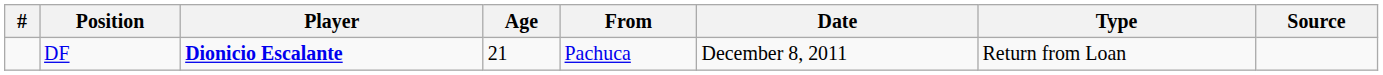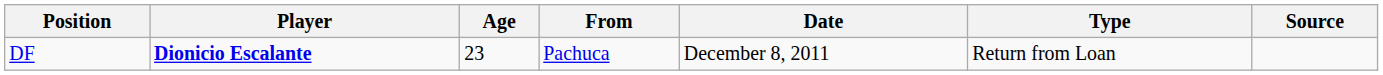- column: (22, 21)
(498, 53) 21 -> (474, 53) 23
